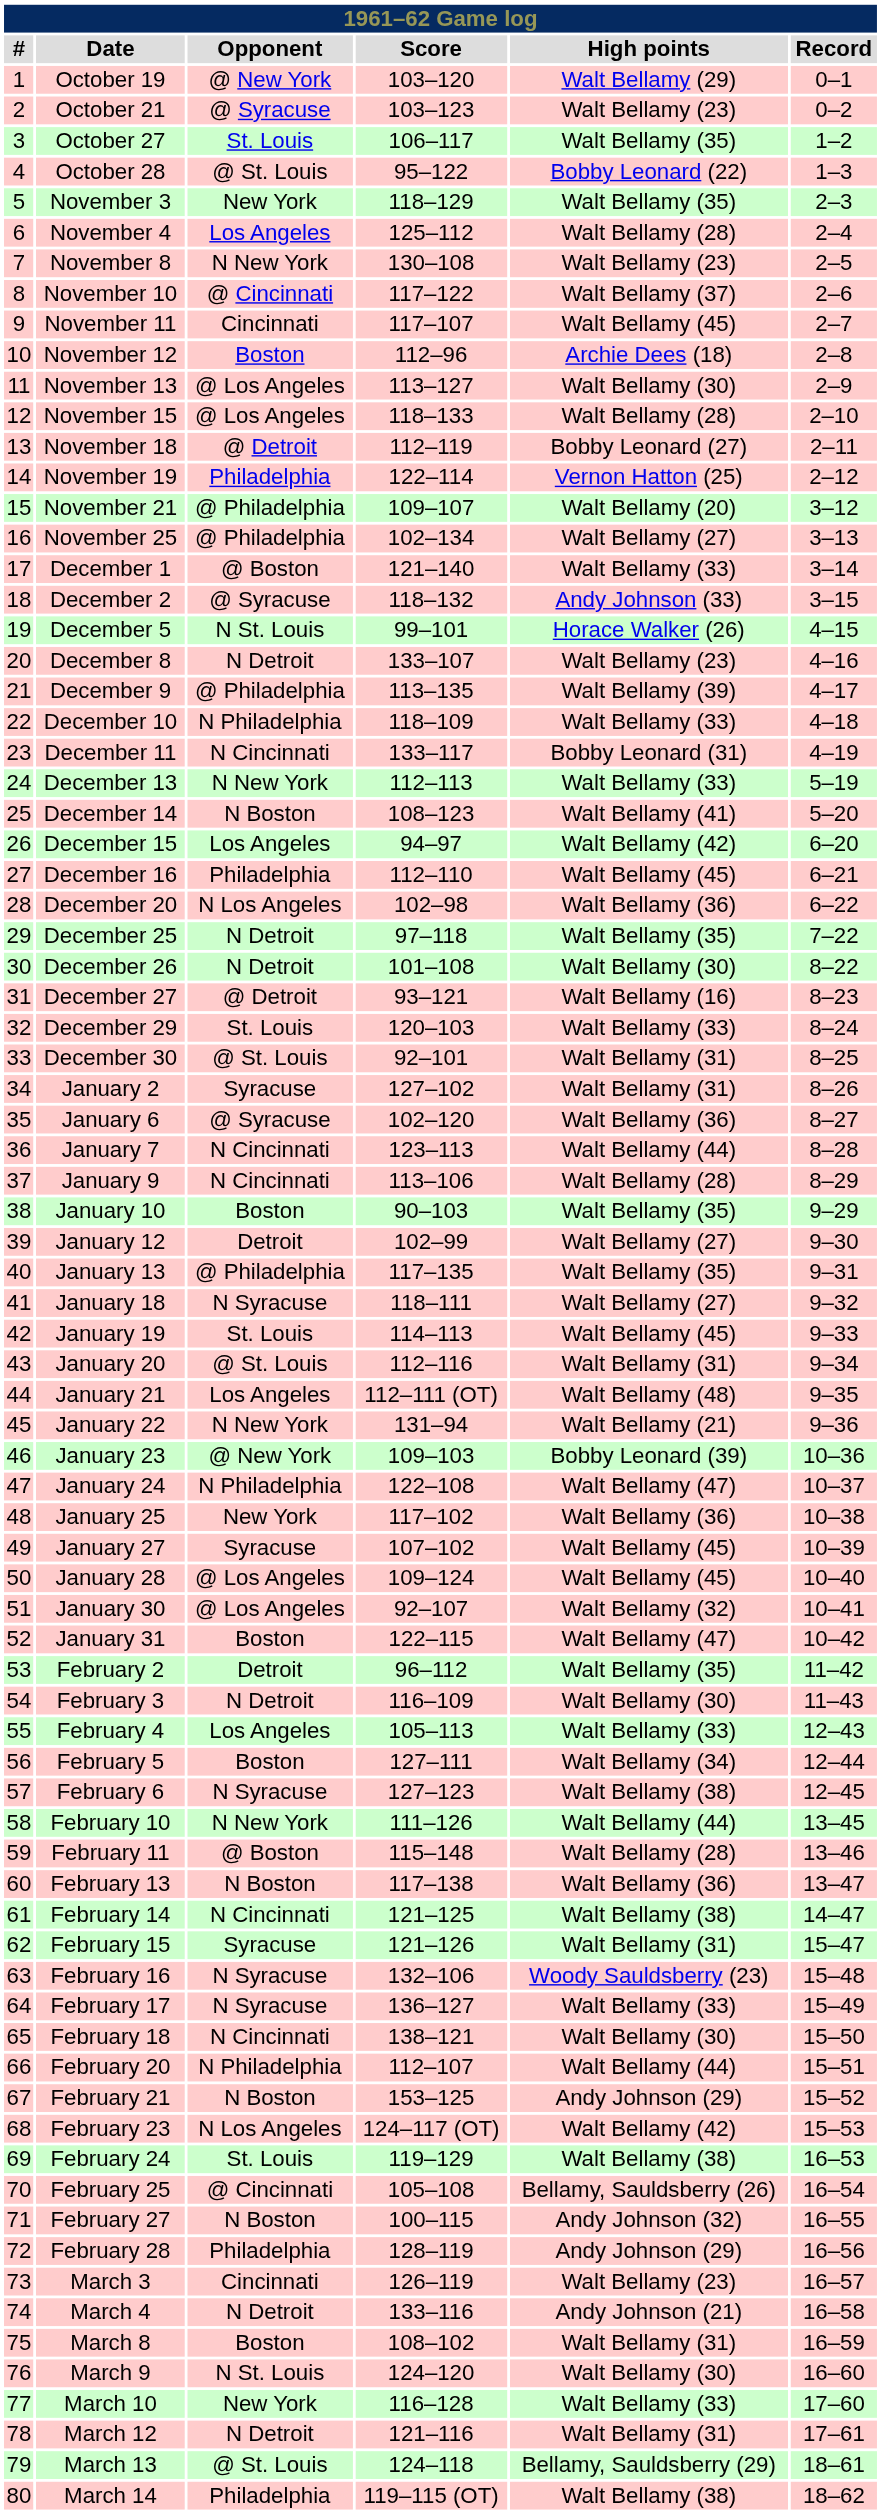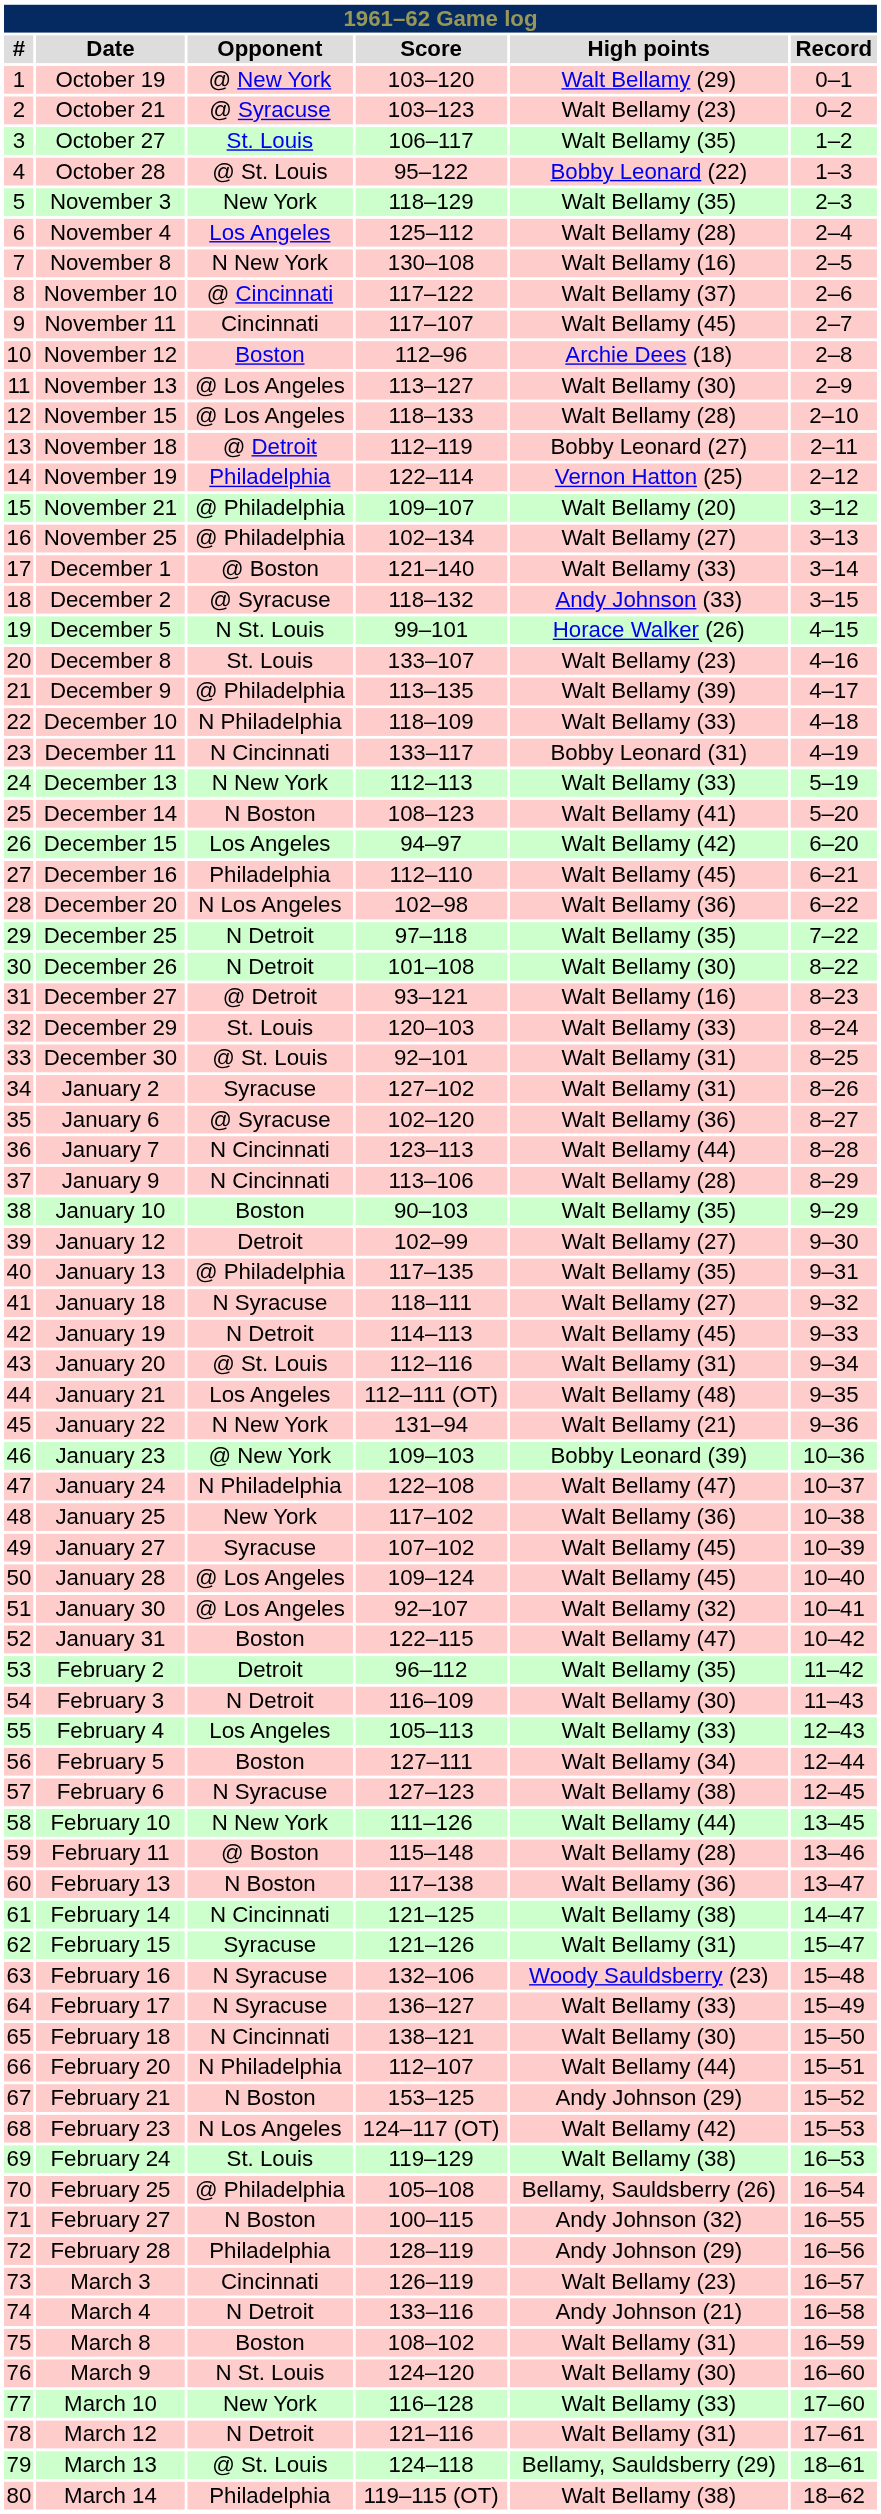(649, 263) Walt Bellamy (23) -> (649, 263) Walt Bellamy (16)
(270, 660) N Detroit -> (270, 660) St. Louis
(270, 1333) St. Louis -> (270, 1333) N Detroit
(270, 2189) @ Cincinnati -> (270, 2189) @ Philadelphia
